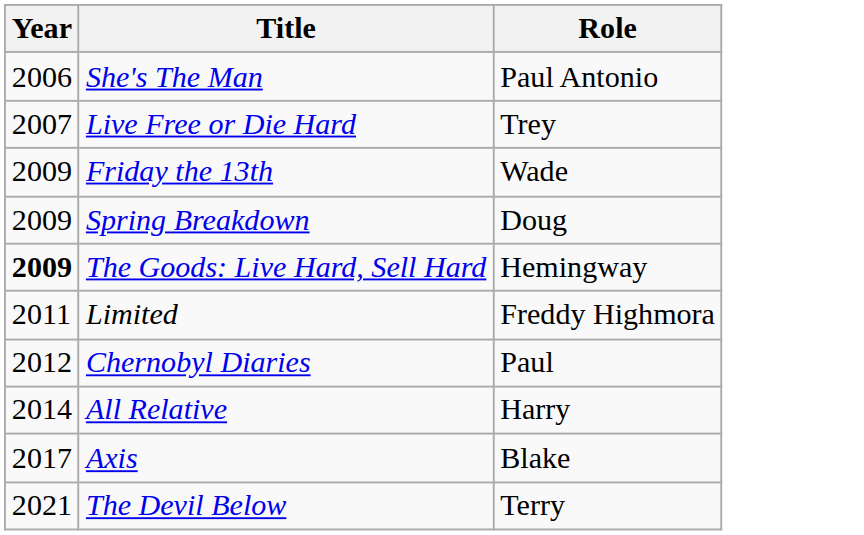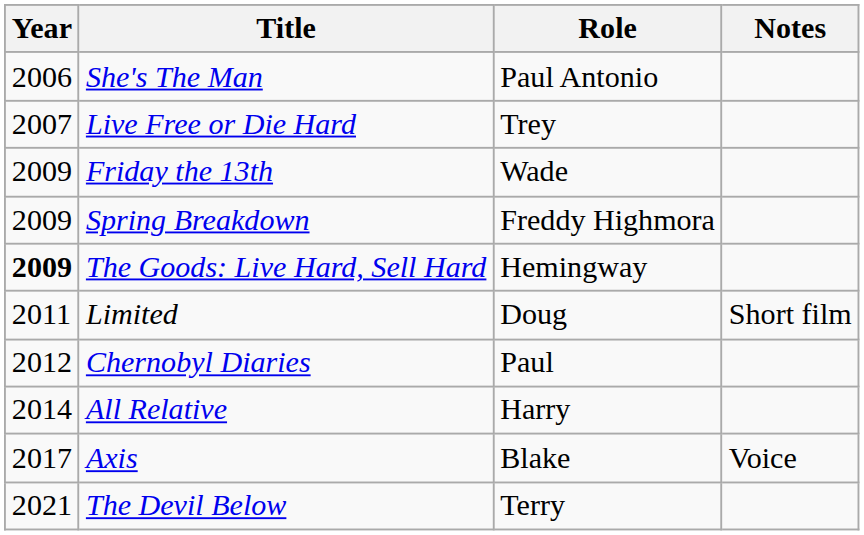+ column: (790, 28)
(534, 219) Doug -> (608, 219) Freddy Highmora
(608, 314) Freddy Highmora -> (534, 314) Doug
